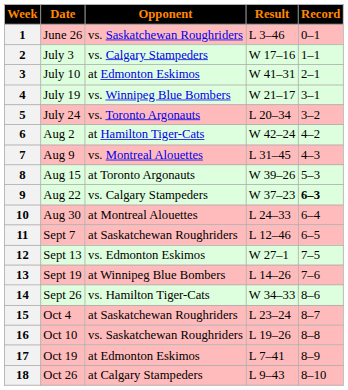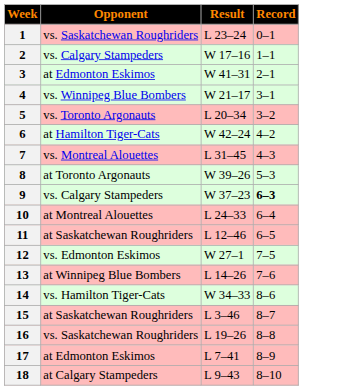- column: (63, 14)
(267, 34) L 3–46 -> (225, 34) L 23–24
(270, 315) L 23–24 -> (222, 315) L 3–46
